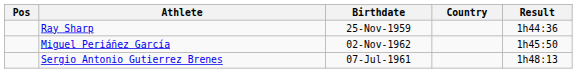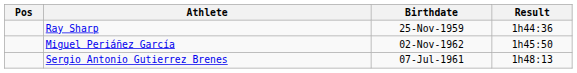- column: (467, 12)
